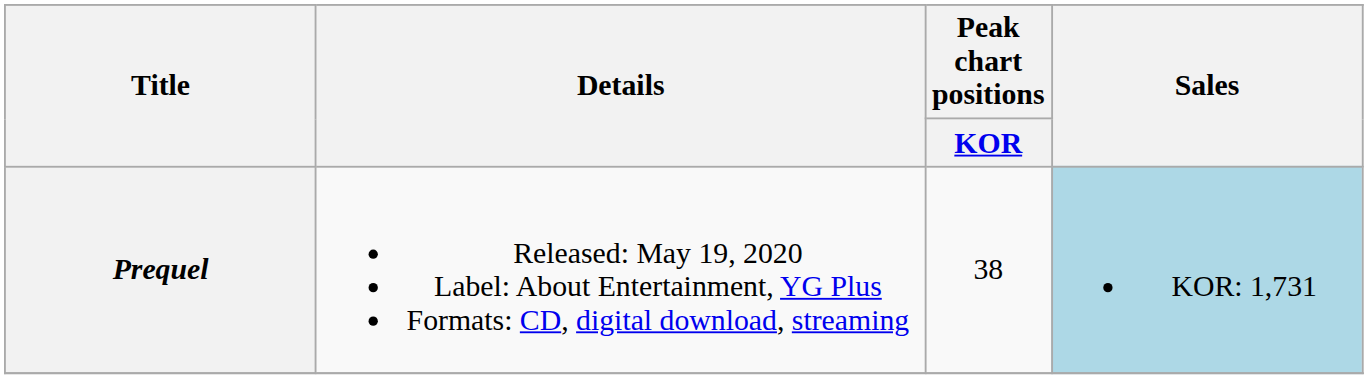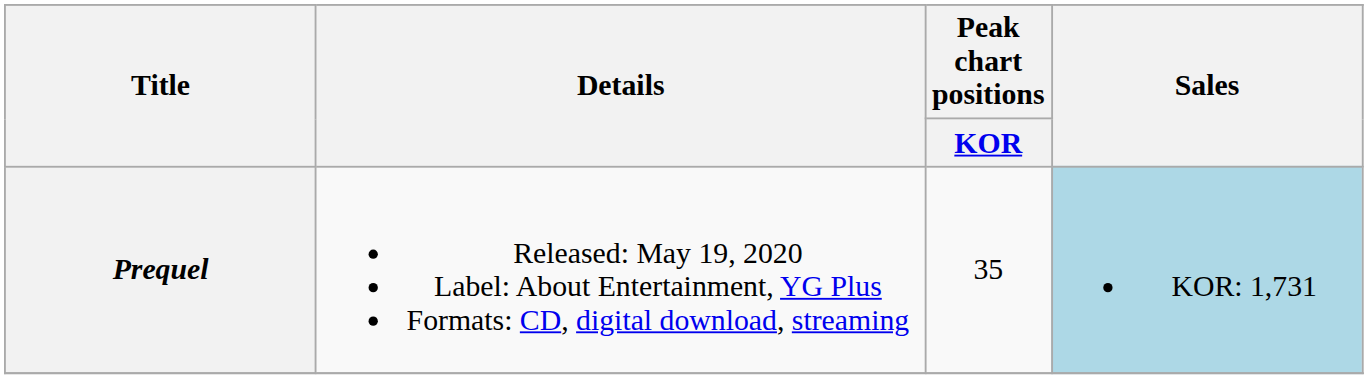(988, 269) 38 -> (988, 269) 35
